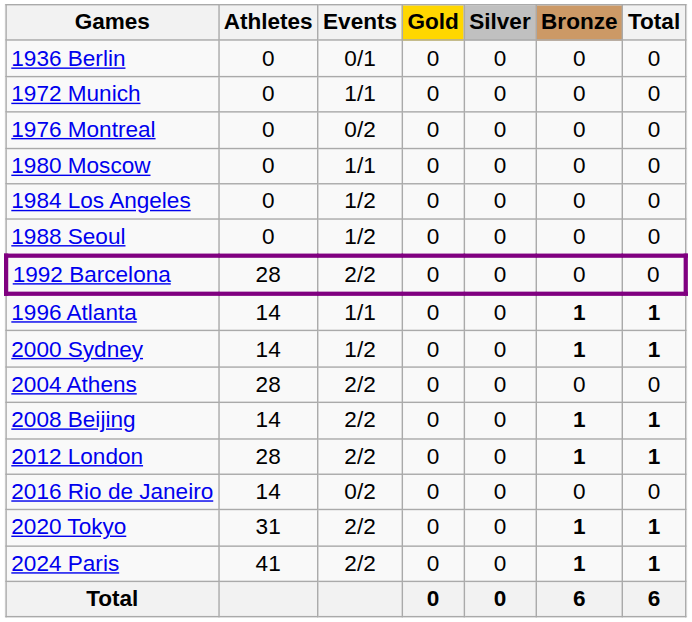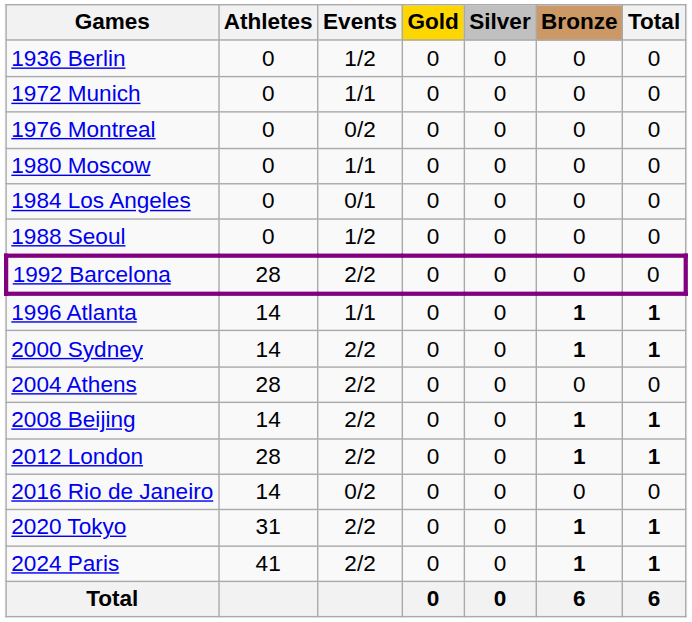(360, 58) 0/1 -> (360, 58) 1/2
(360, 201) 1/2 -> (360, 201) 0/1
(360, 348) 1/2 -> (360, 348) 2/2
